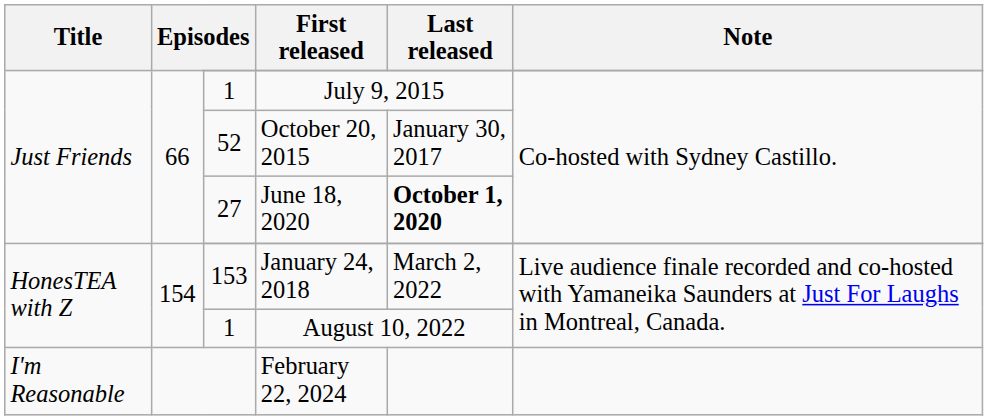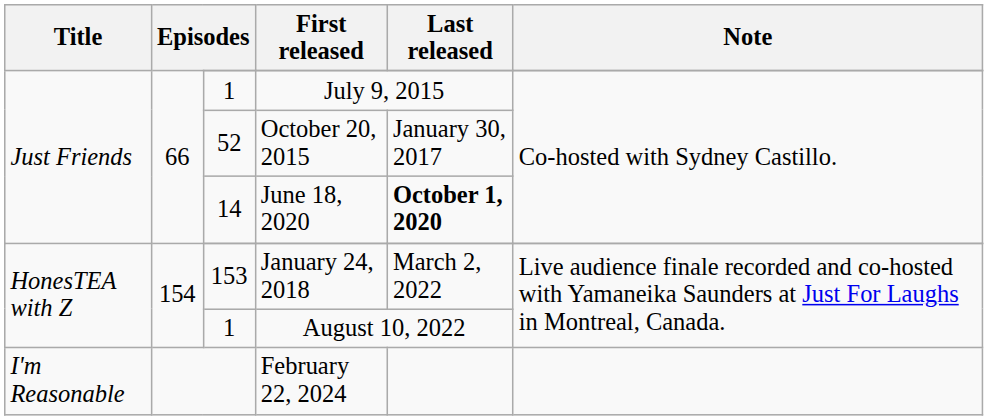(229, 209) 27 -> (229, 209) 14
